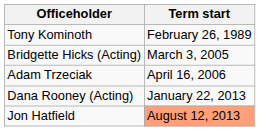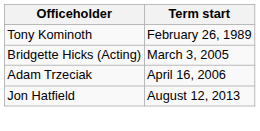- row: (70, 95)
(194, 116) lightsalmon background -> (194, 95) no background
